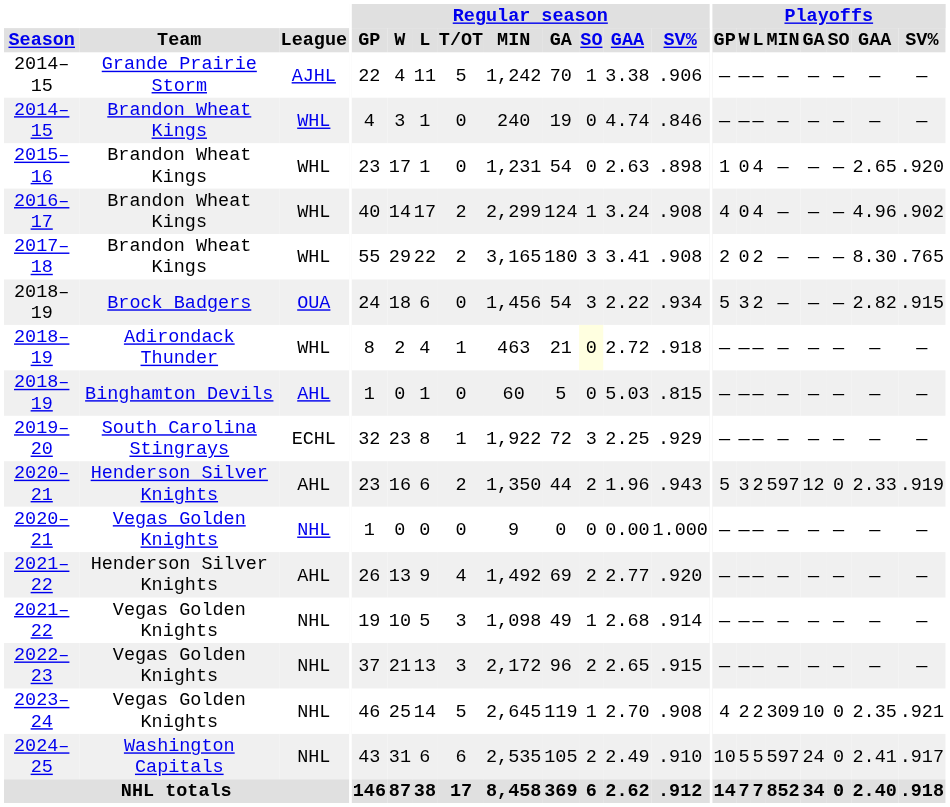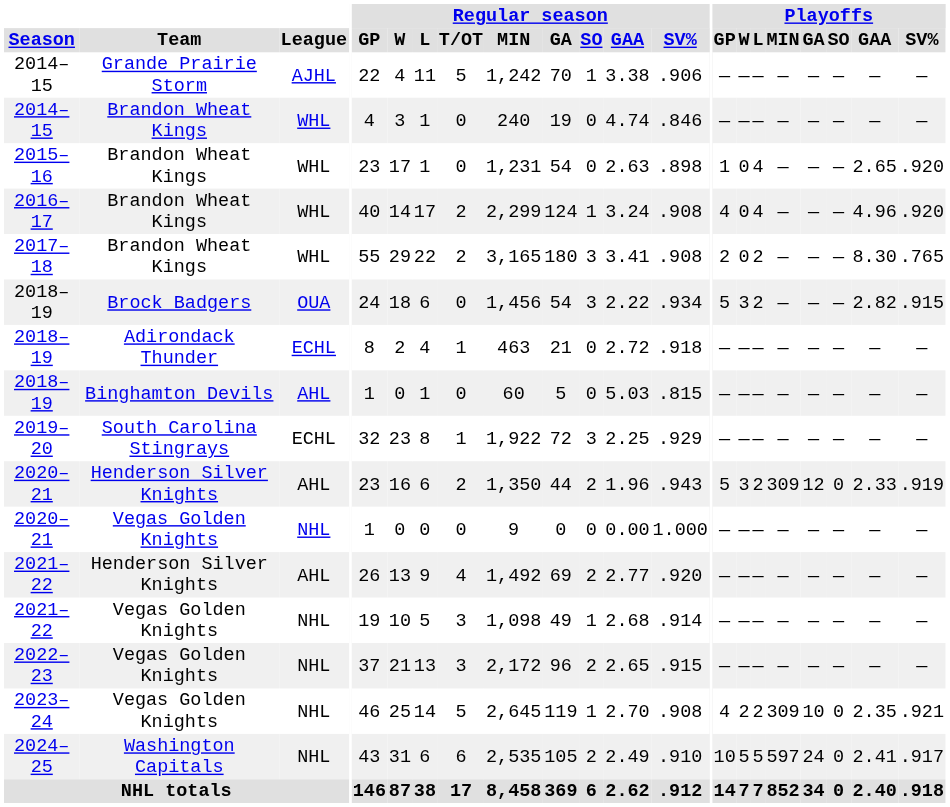(922, 211) .902 -> (922, 211) .920
(314, 348) WHL -> (314, 348) ECHL
(591, 348) lightyellow background -> (591, 348) no background
(783, 484) 597 -> (783, 484) 309
